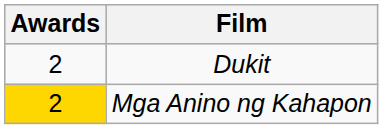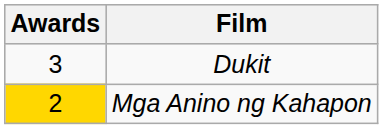(55, 63) 2 -> (55, 63) 3
